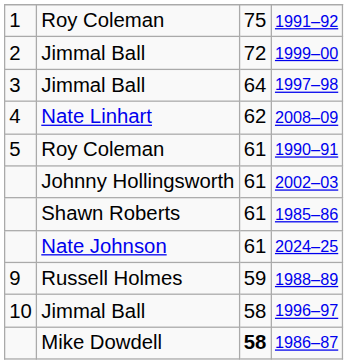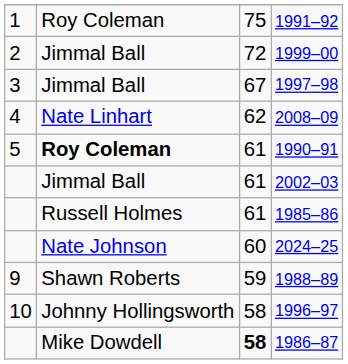(255, 85) 64 -> (255, 85) 67
(103, 149) normal -> (106, 149) bold
(138, 181) Johnny Hollingsworth -> (93, 181) Jimmal Ball
(111, 213) Shawn Roberts -> (112, 213) Russell Holmes
(255, 246) 61 -> (255, 246) 60
(112, 278) Russell Holmes -> (111, 278) Shawn Roberts
(93, 310) Jimmal Ball -> (138, 310) Johnny Hollingsworth
